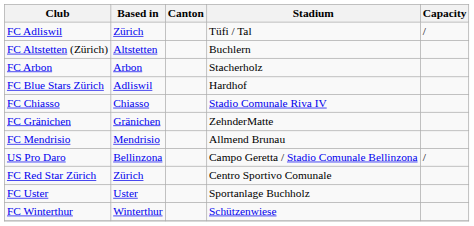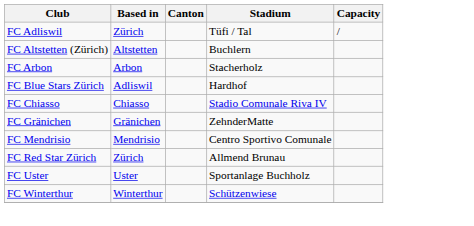(247, 139) Allmend Brunau -> (270, 139) Centro Sportivo Comunale
- row: (36, 157)
(270, 175) Centro Sportivo Comunale -> (247, 157) Allmend Brunau
